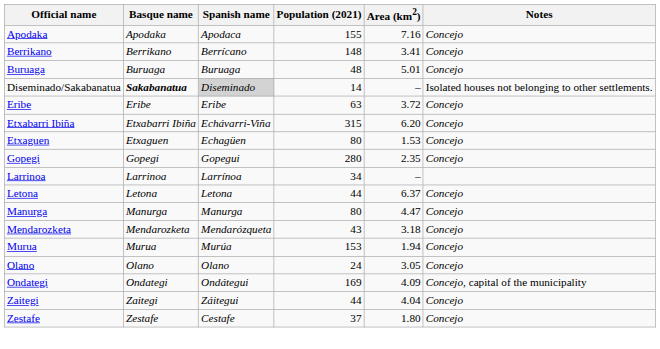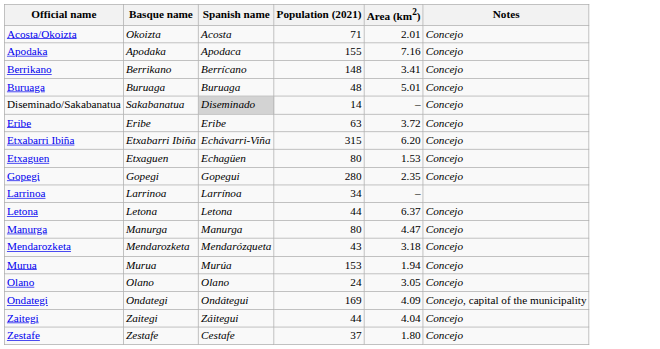+ row: (42, 34)
(156, 87) bold -> (155, 105) normal
(539, 87) Isolated houses not belonging to other settlements. -> (444, 105) Concejo
